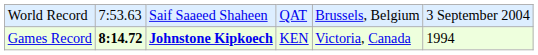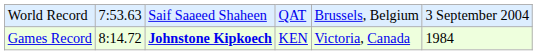(120, 38) bold -> (120, 38) normal
(440, 38) 1994 -> (440, 38) 1984
